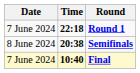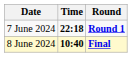- row: (111, 44)
(31, 60) 7 June 2024 -> (31, 44) 8 June 2024
